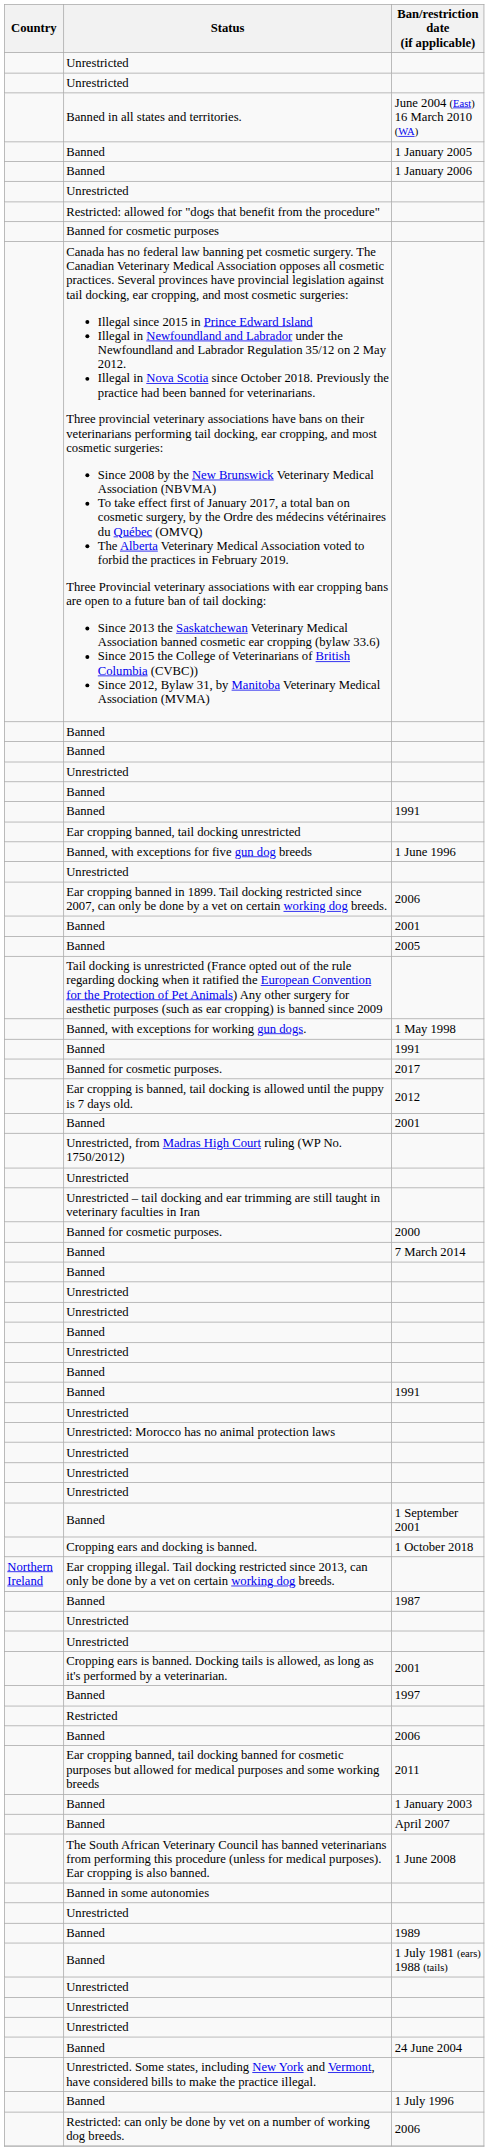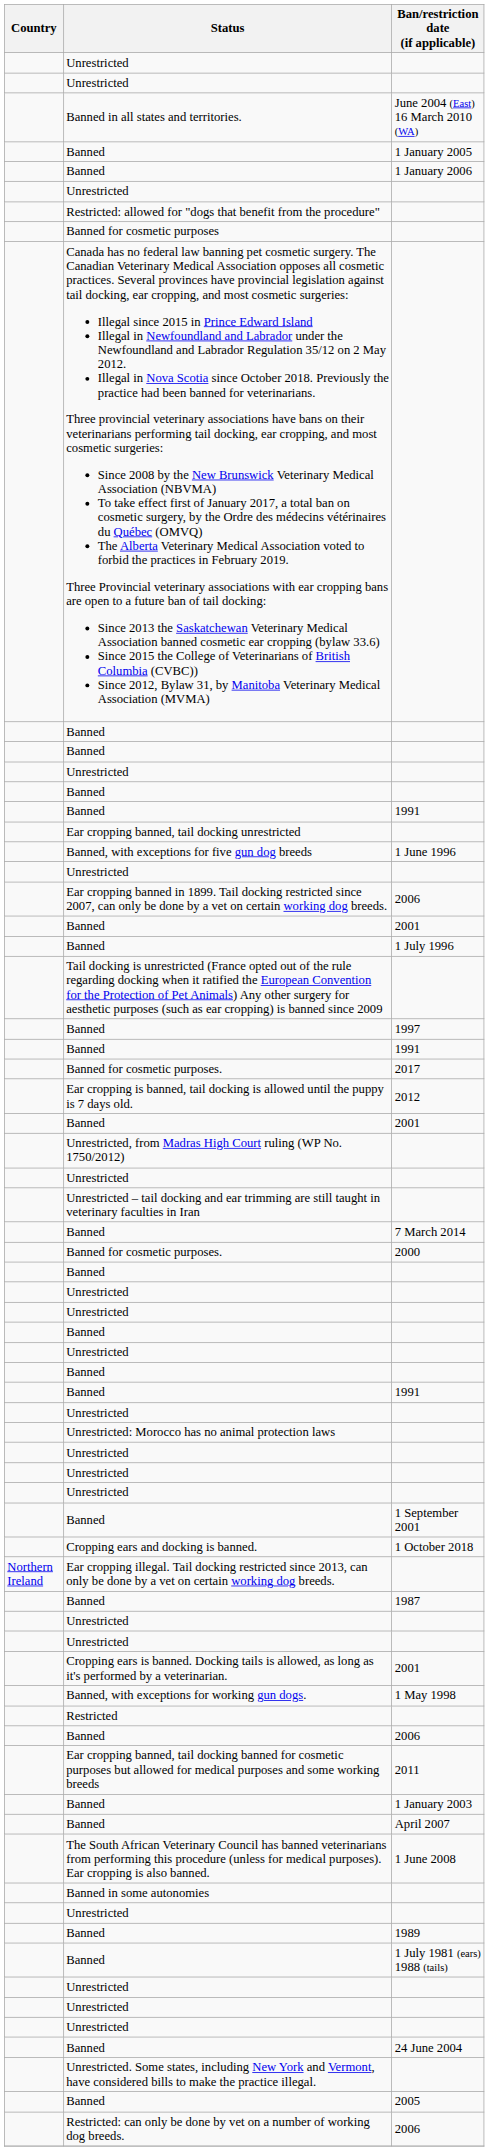rows swapped: (86, 2101) <-> (86, 946)
rows swapped: (186, 1029) <-> (86, 1695)
rows swapped: (86, 1252) <-> (144, 1232)
